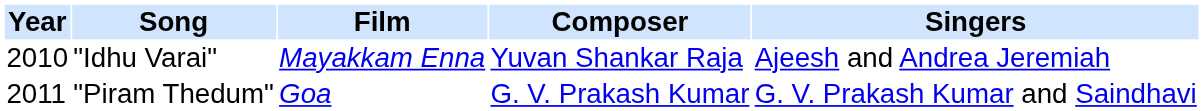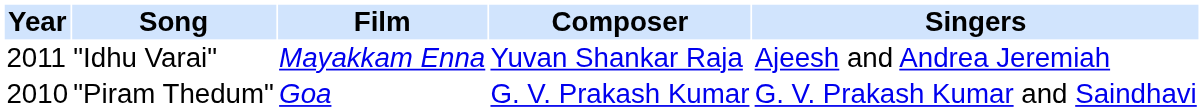(37, 57) 2010 -> (36, 57) 2011
(36, 94) 2011 -> (37, 94) 2010
